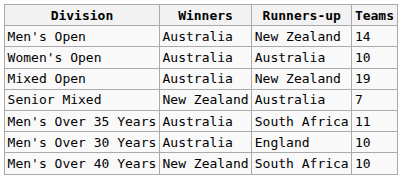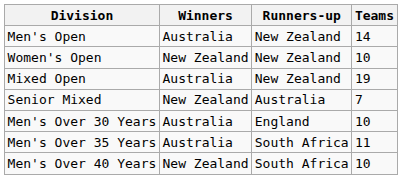(198, 57) Australia -> (206, 57) New Zealand
(290, 57) Australia -> (298, 57) New Zealand
rows swapped: (82, 142) <-> (82, 121)
